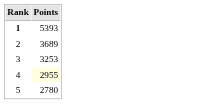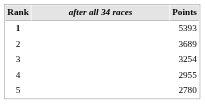+ column: (101, 12)
(49, 59) 3253 -> (188, 59) 3254
(49, 75) lightyellow background -> (188, 75) no background
